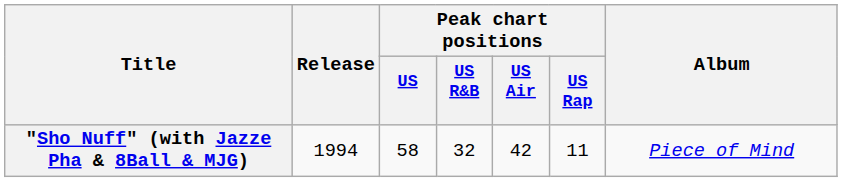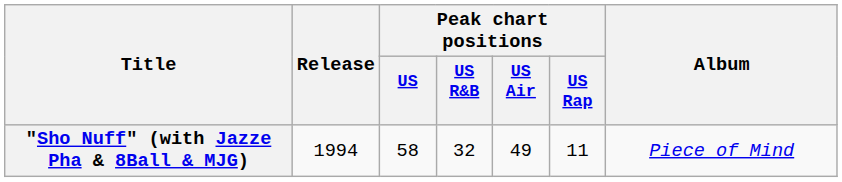(521, 150) 42 -> (521, 150) 49
